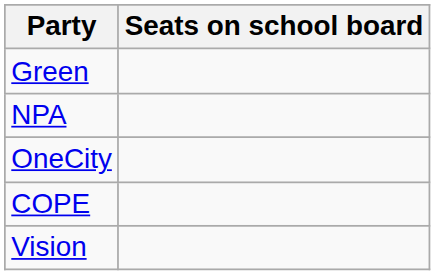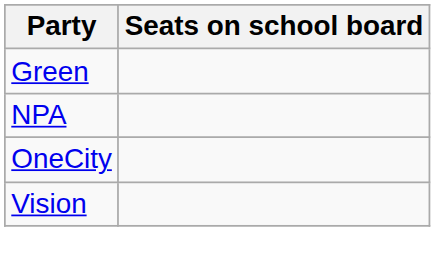- row: (51, 203)
